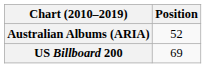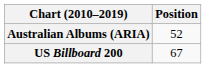(177, 53) 69 -> (177, 53) 67
